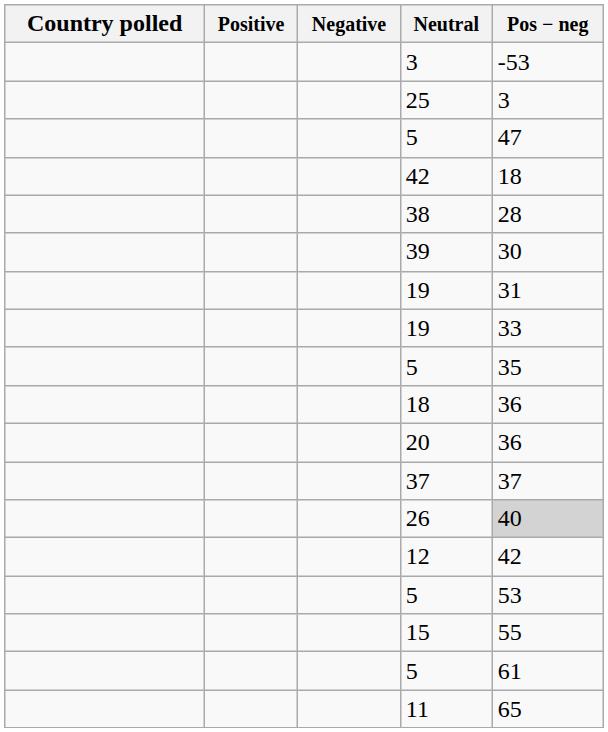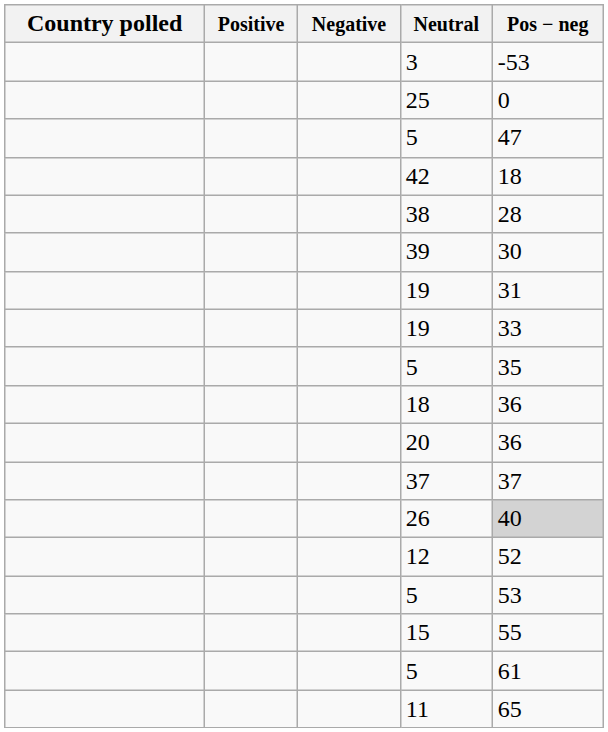(504, 99) 3 -> (504, 99) 0
(510, 556) 42 -> (510, 556) 52
